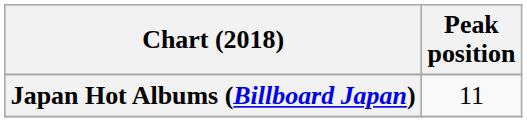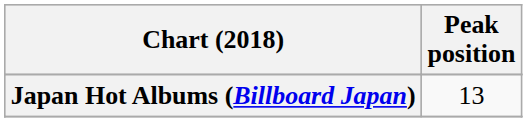(471, 95) 11 -> (471, 95) 13
